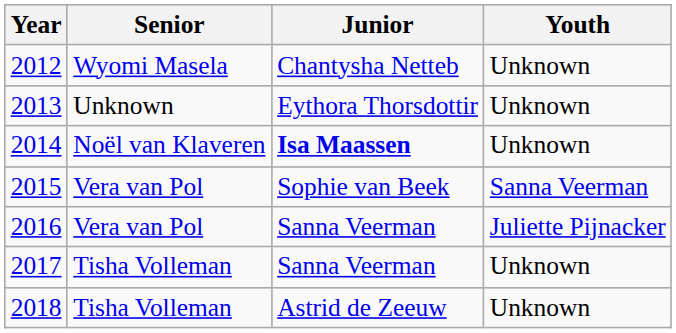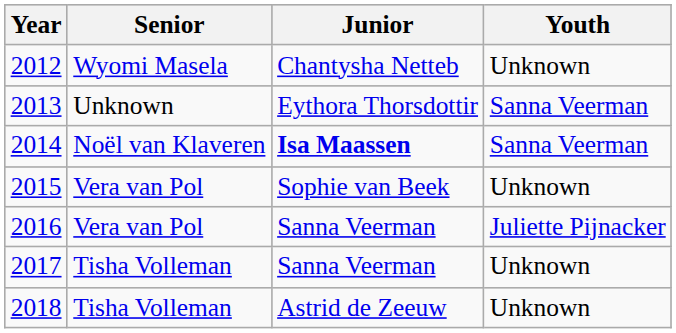(540, 105) Unknown -> (569, 105) Sanna Veerman
(540, 145) Unknown -> (569, 145) Sanna Veerman
(569, 186) Sanna Veerman -> (540, 186) Unknown
